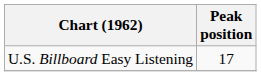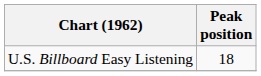(226, 58) 17 -> (226, 58) 18
